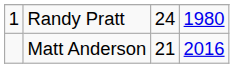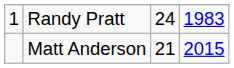(204, 19) 1980 -> (204, 19) 1983
(204, 48) 2016 -> (204, 48) 2015
